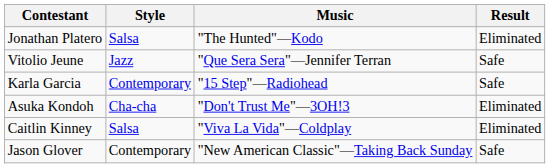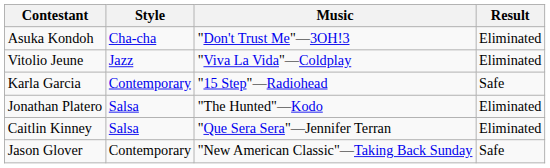rows swapped: (51, 106) <-> (55, 38)
(294, 60) "Que Sera Sera"—Jennifer Terran -> (274, 60) "Viva La Vida"—Coldplay
(492, 60) Safe -> (510, 60) Eliminated
(274, 128) "Viva La Vida"—Coldplay -> (294, 128) "Que Sera Sera"—Jennifer Terran
